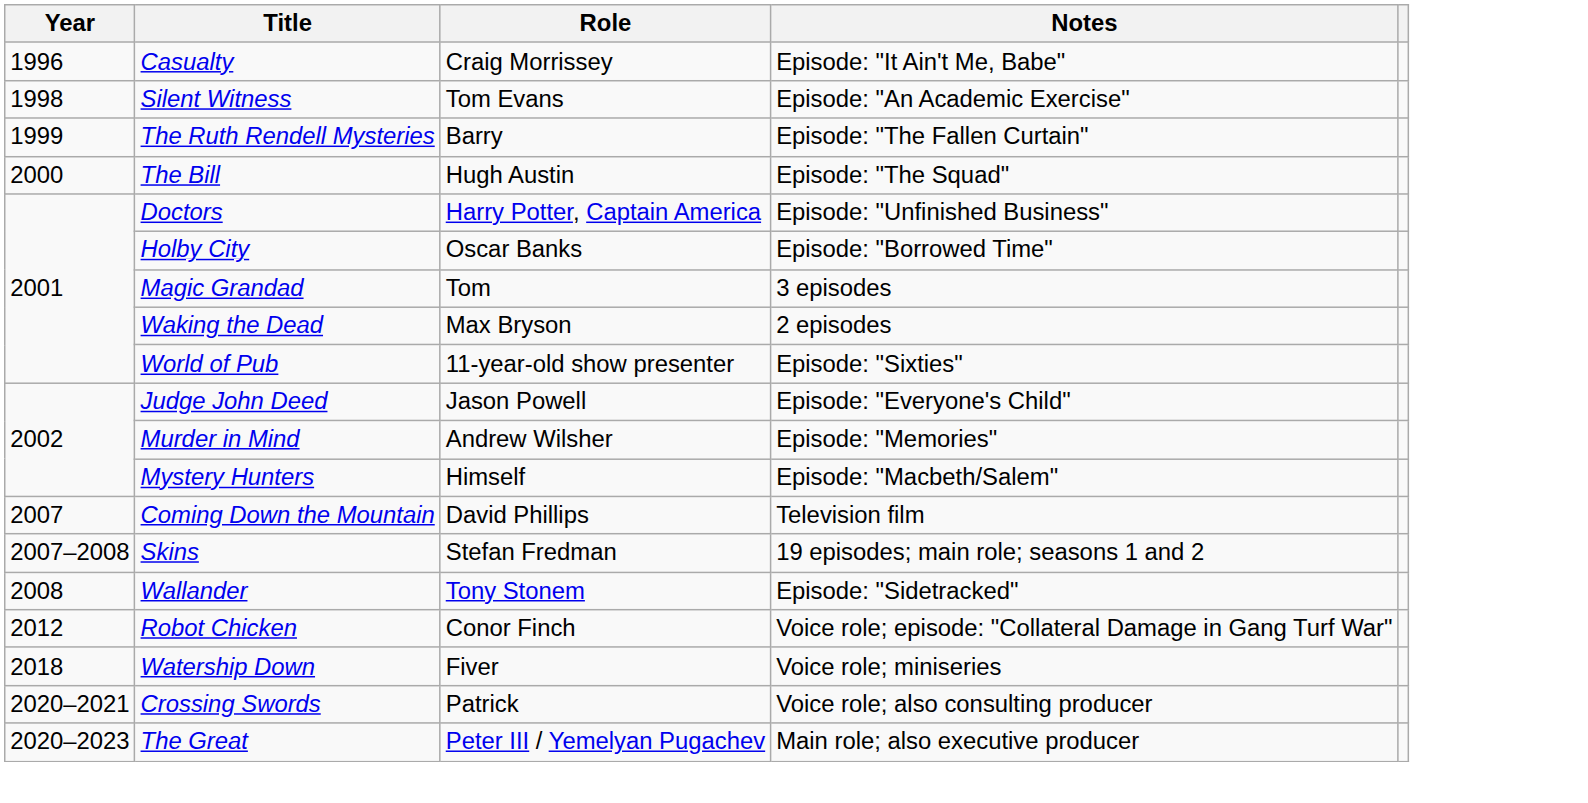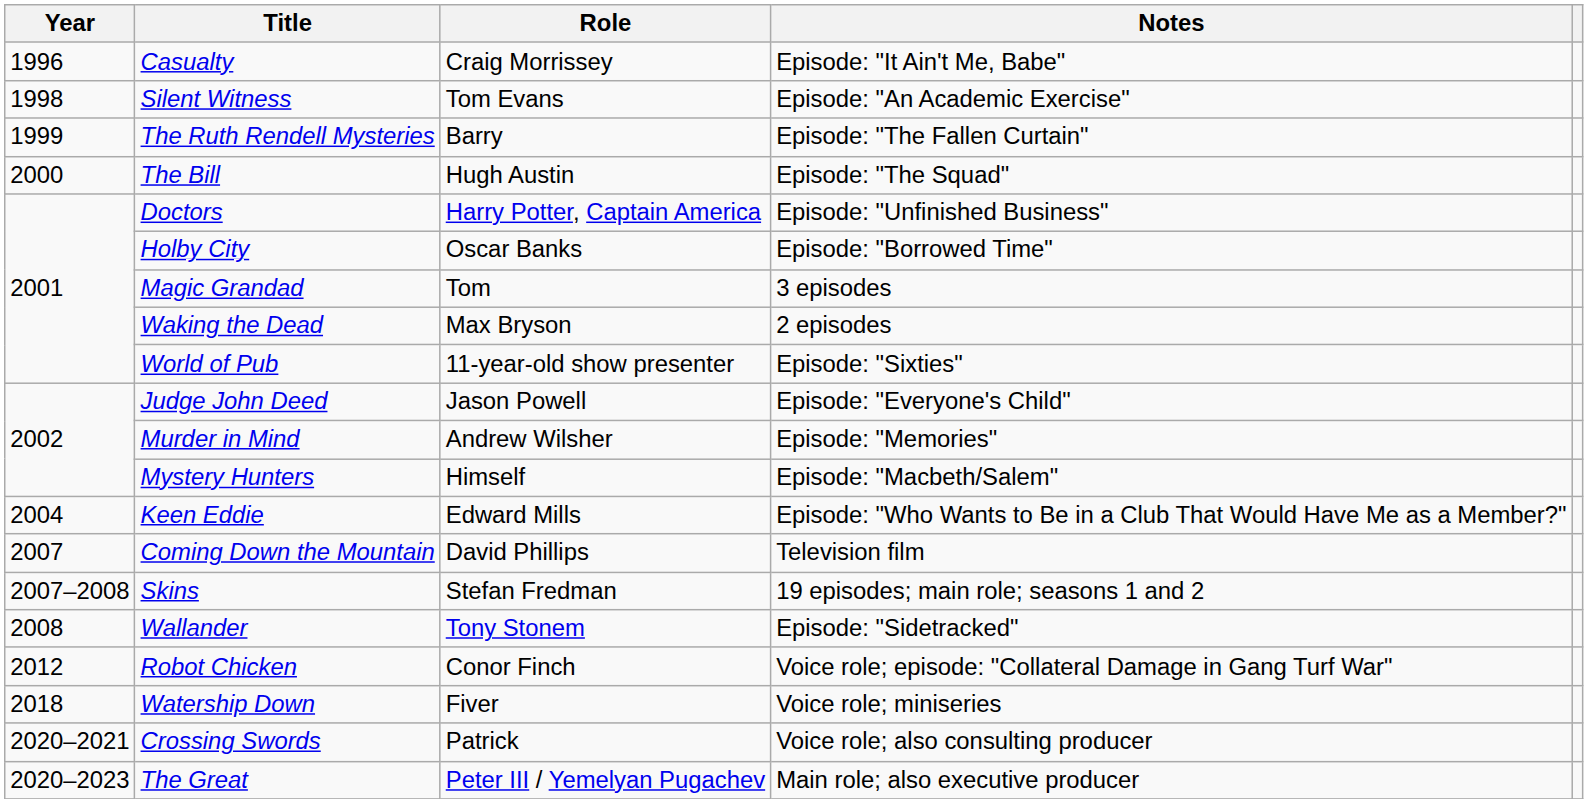+ row: (202, 514)
